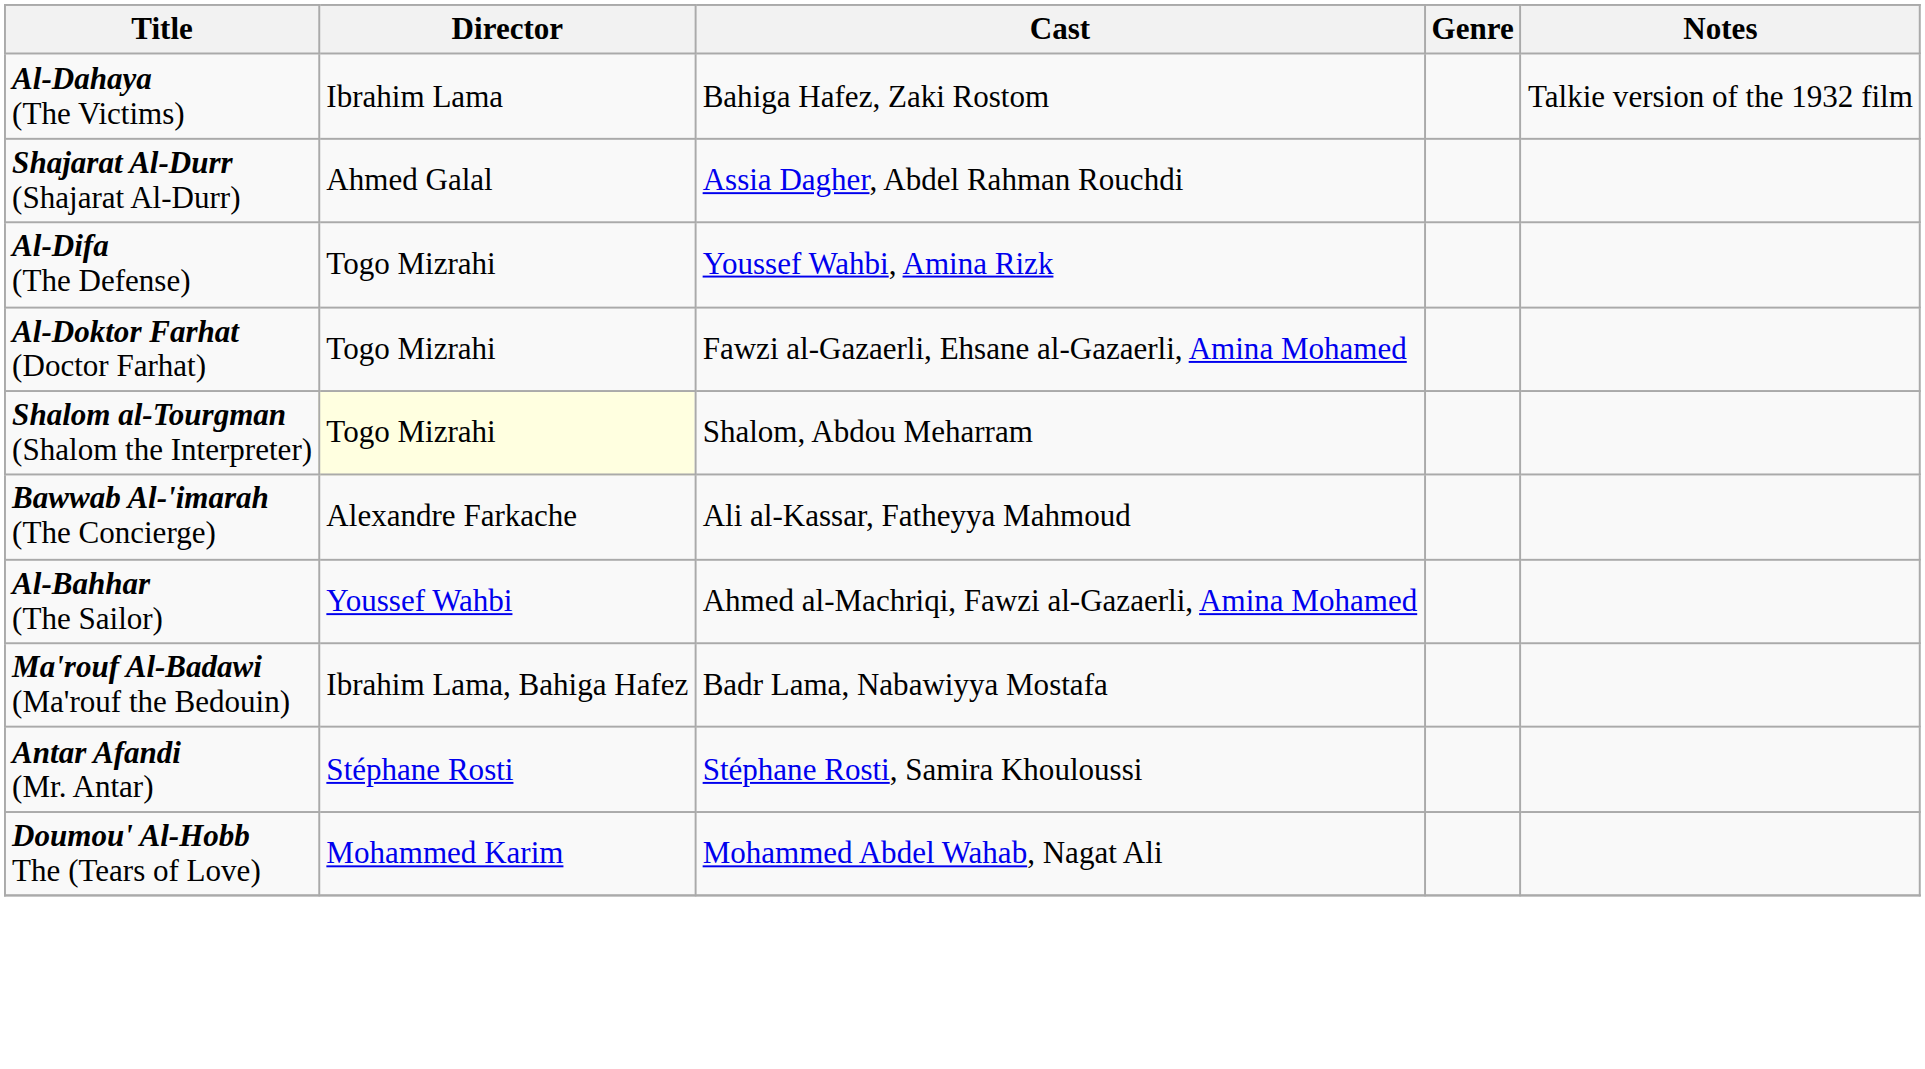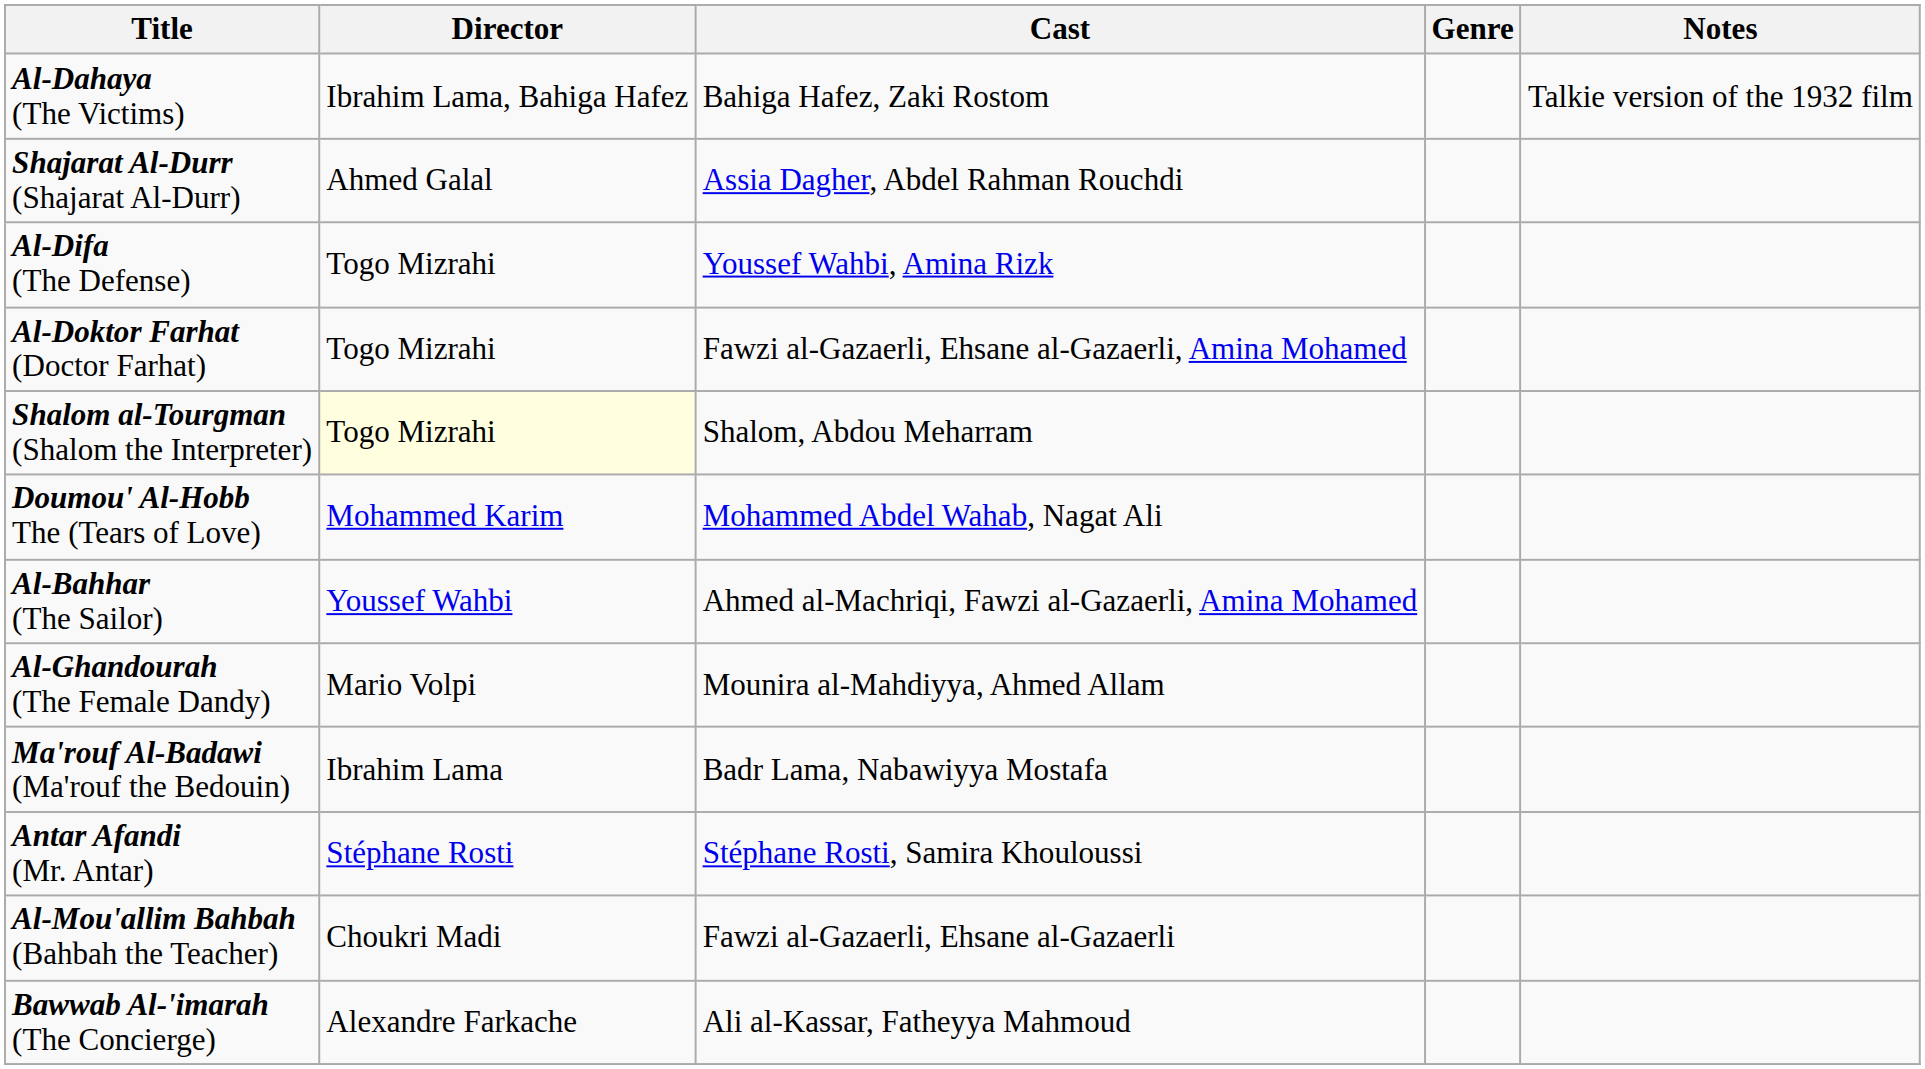(415, 95) Ibrahim Lama -> (507, 95) Ibrahim Lama, Bahiga Hafez
rows swapped: (140, 516) <-> (136, 853)
+ row: (141, 684)
(507, 684) Ibrahim Lama, Bahiga Hafez -> (415, 768) Ibrahim Lama
+ row: (154, 937)
